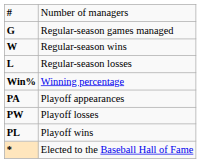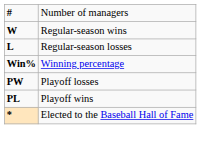- row: (11, 30)
- row: (13, 98)
